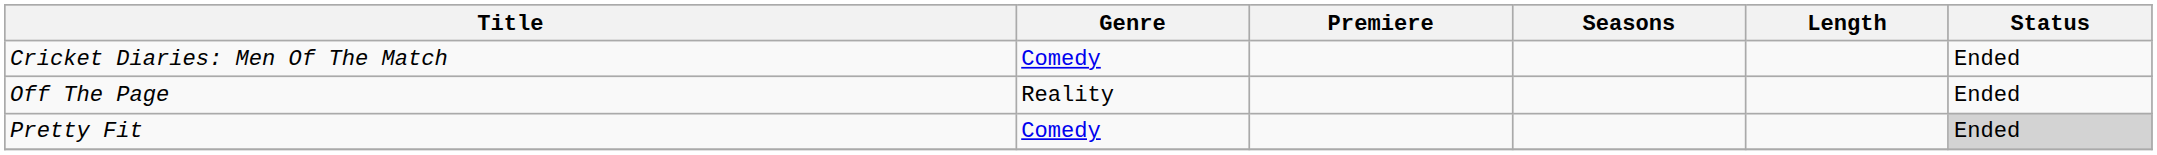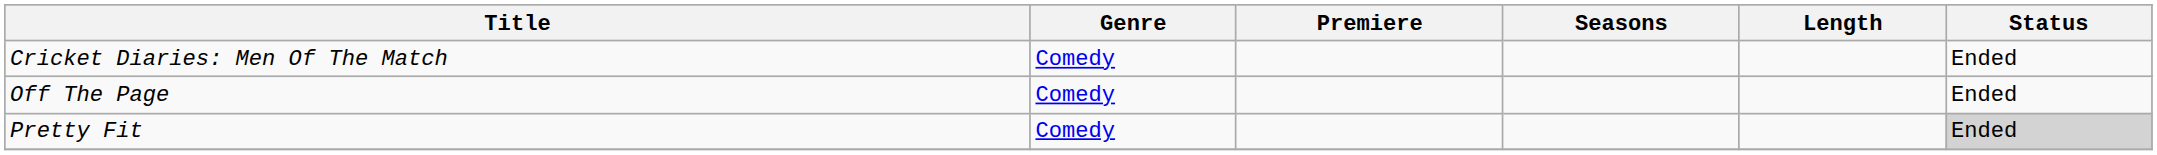(1068, 95) Reality -> (1075, 95) Comedy
